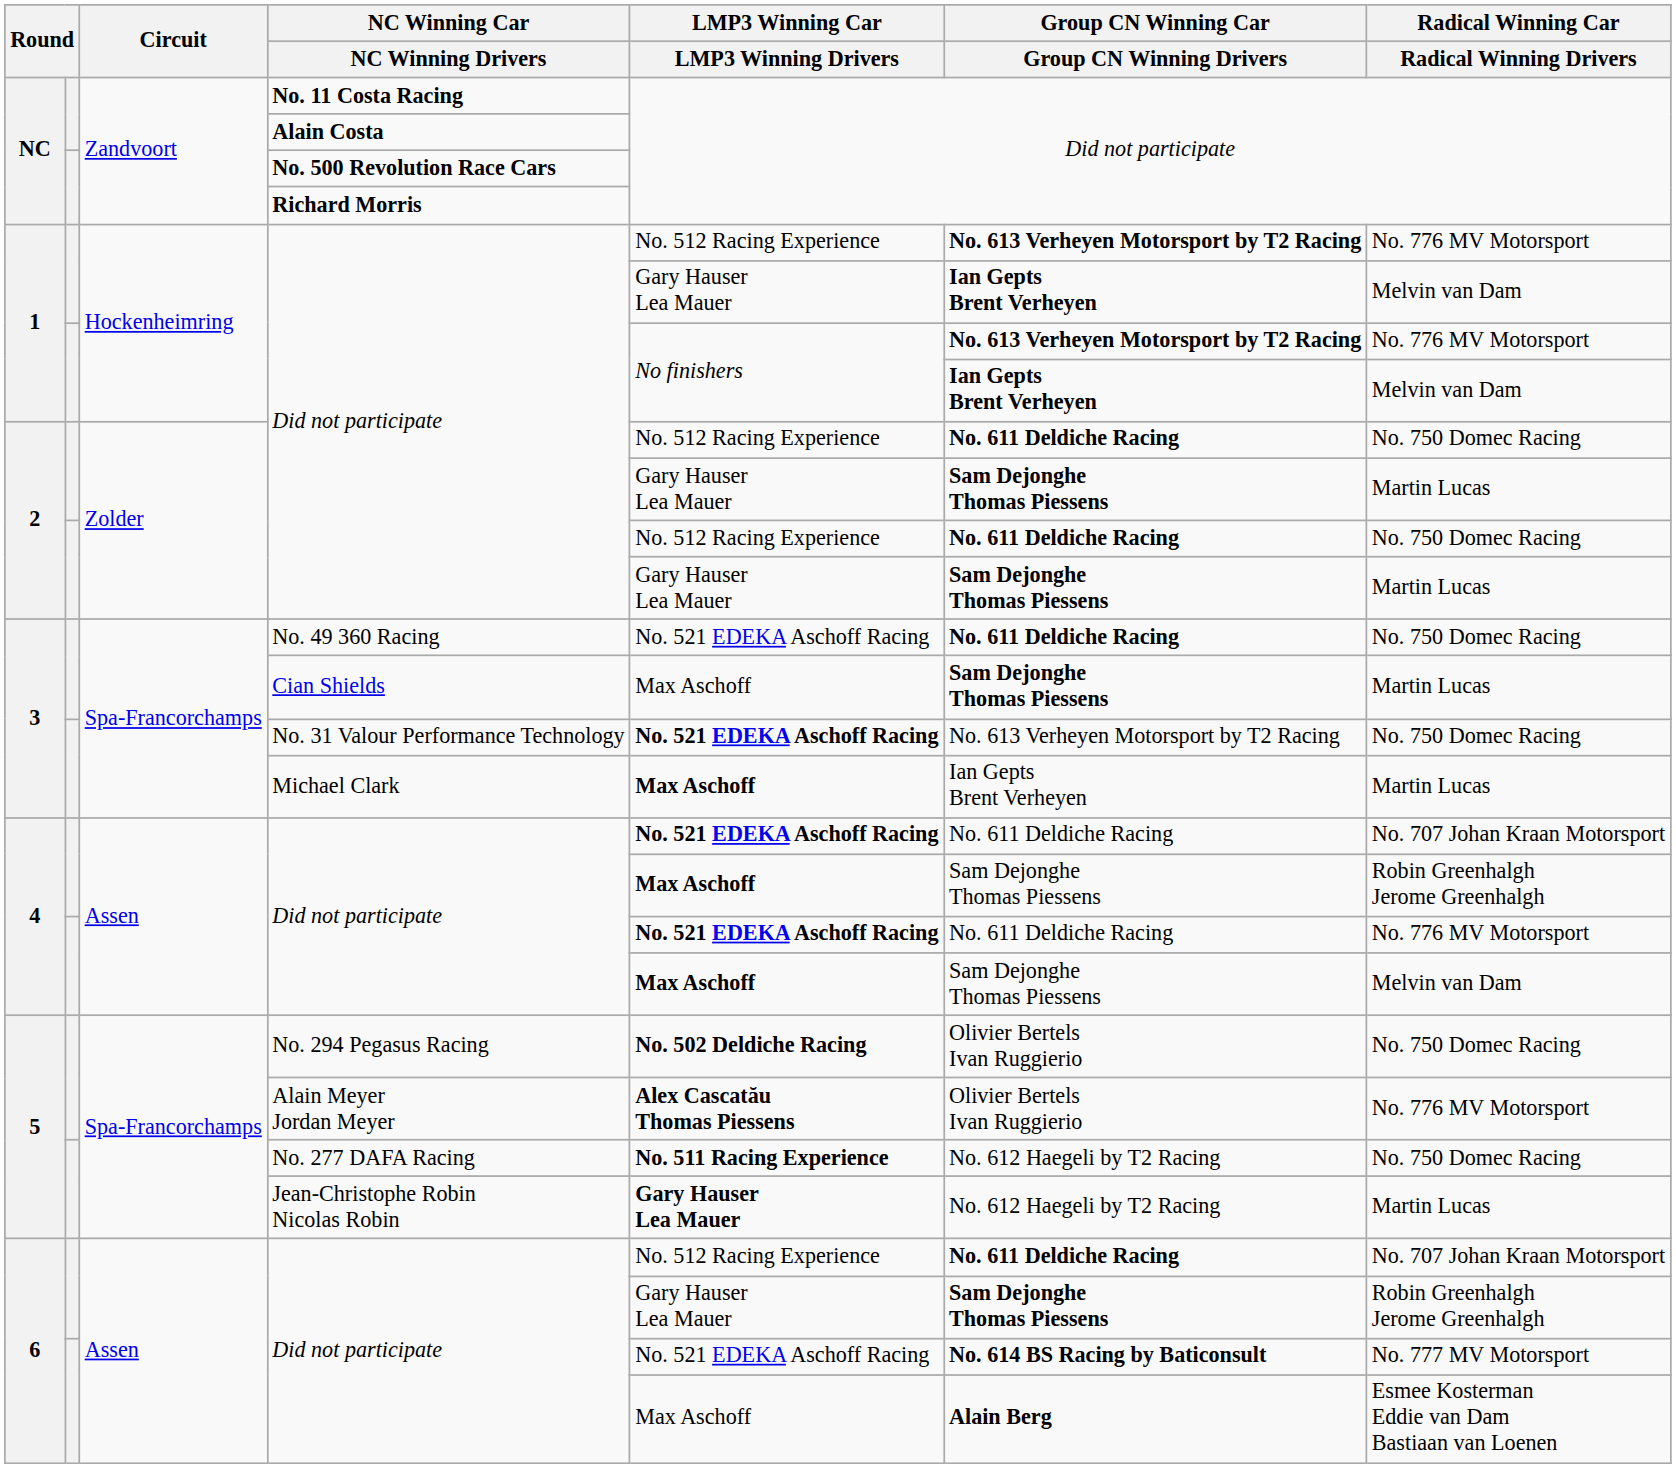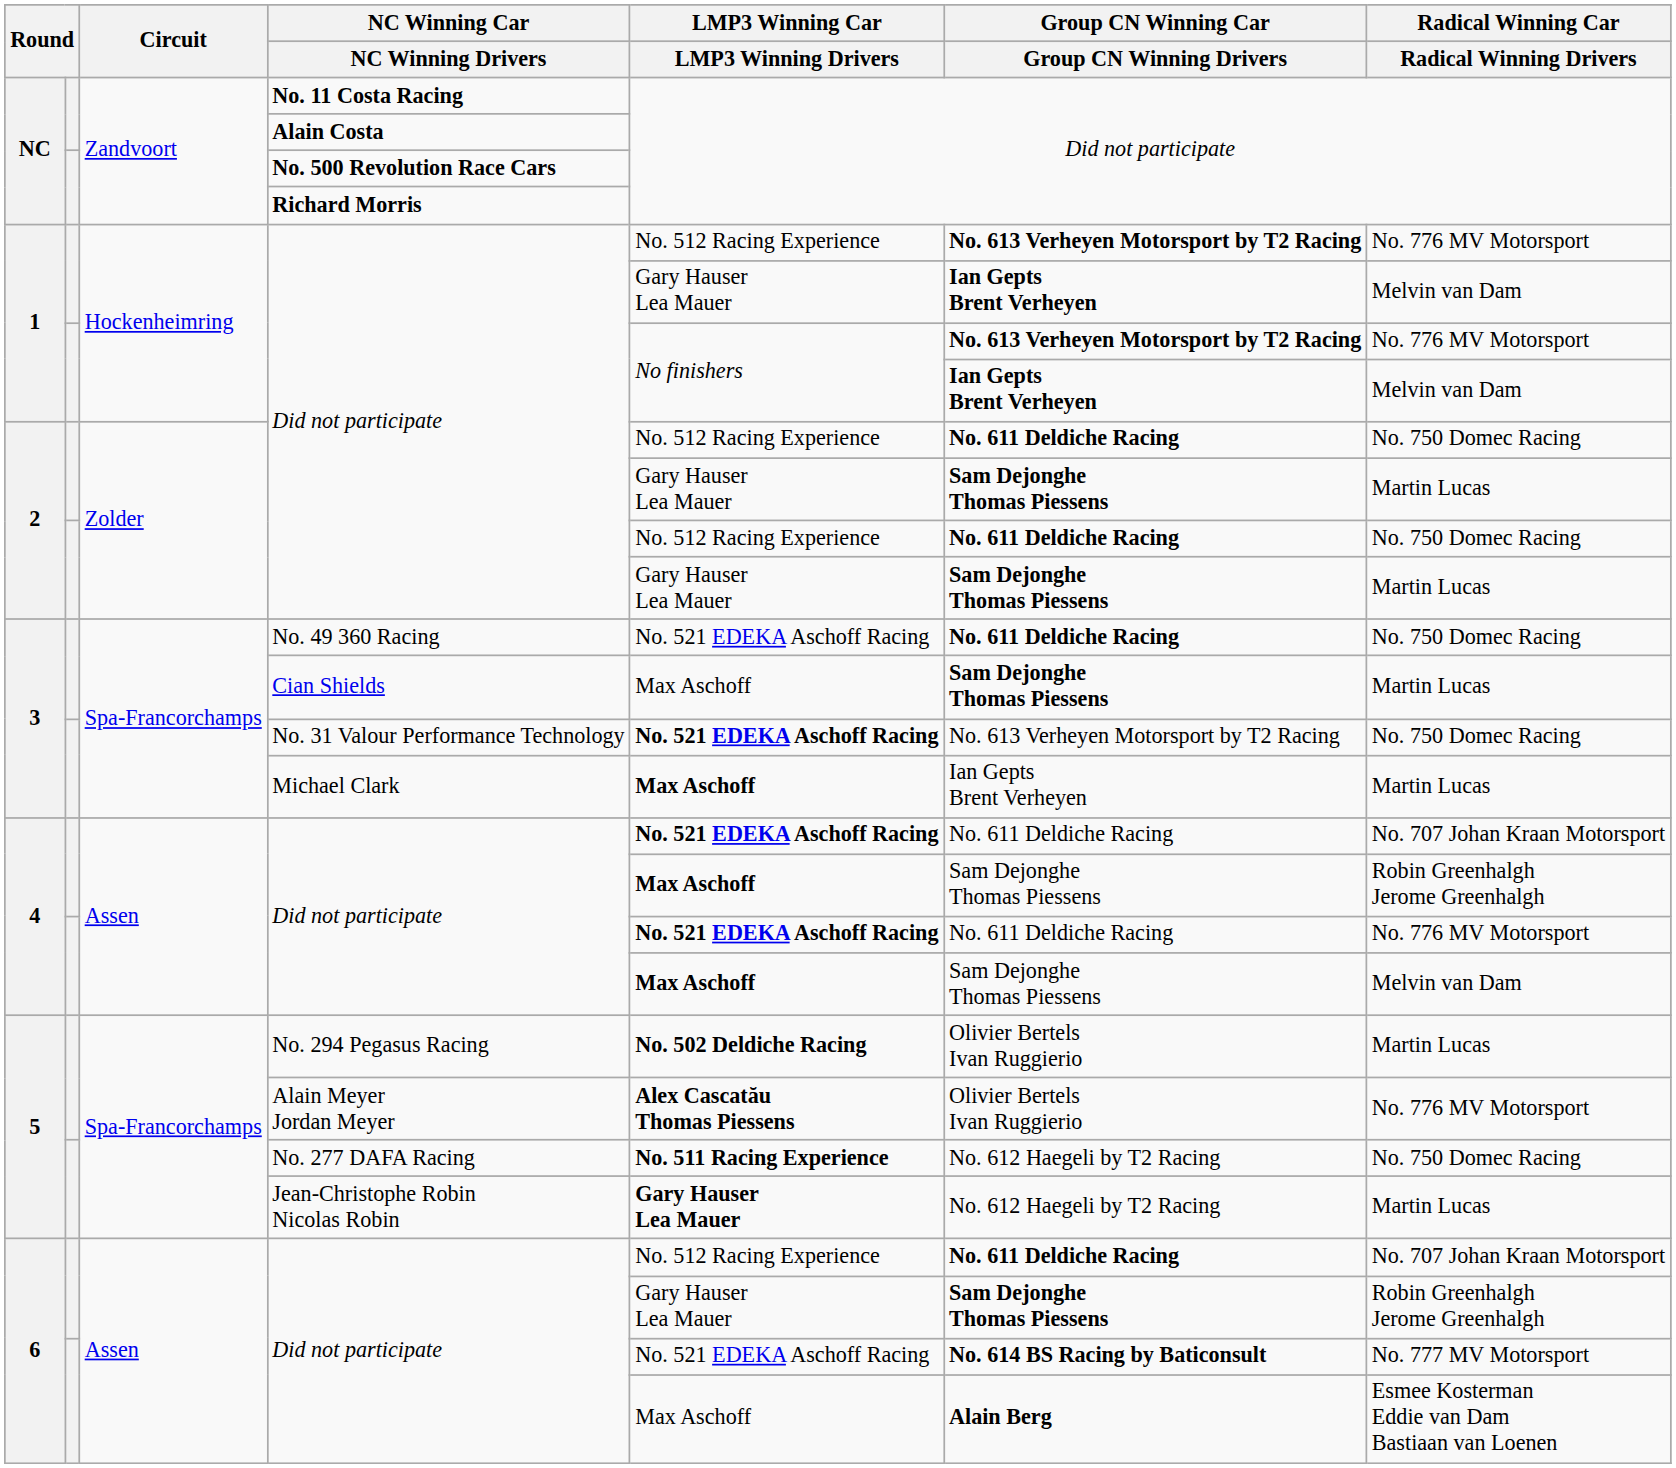(1476, 1045) No. 750 Domec Racing -> (1431, 1045) Martin Lucas
